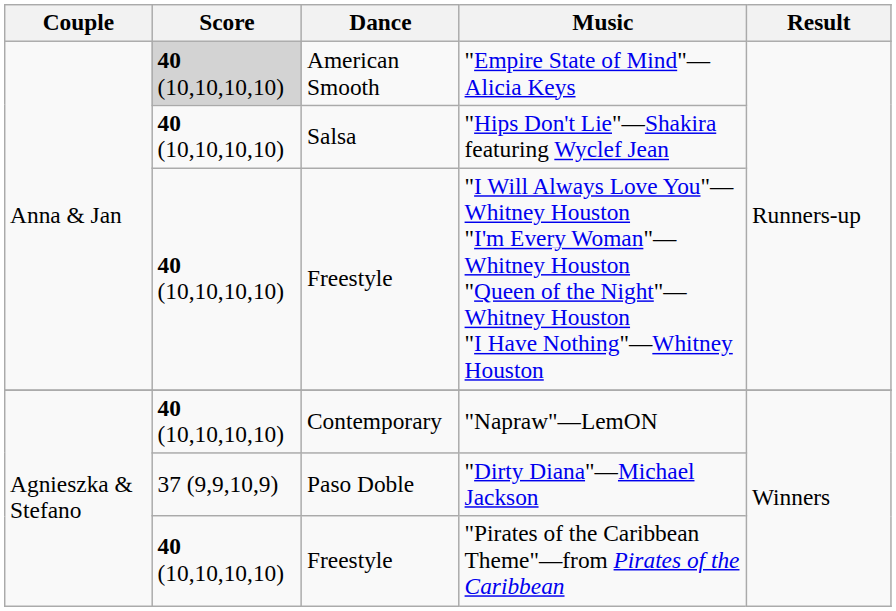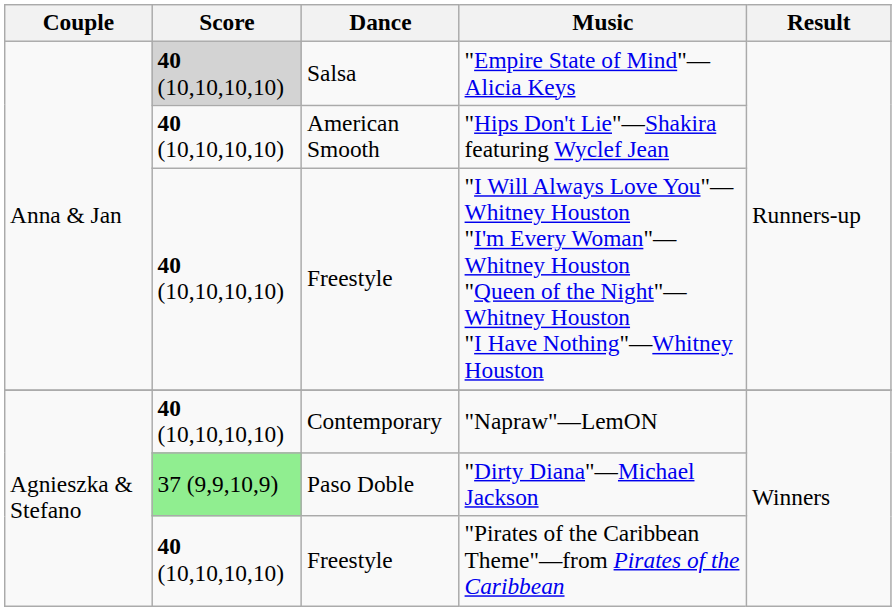(353, 73) American Smooth -> (332, 73) Salsa
(332, 136) Salsa -> (353, 136) American Smooth
(218, 484) no background -> (218, 484) lightgreen background
